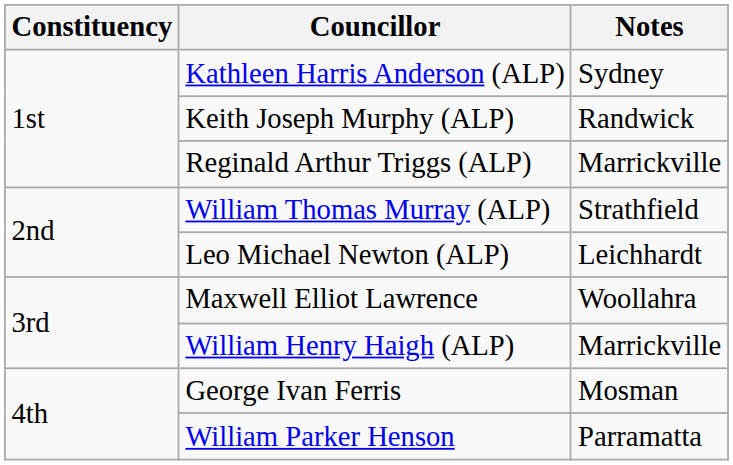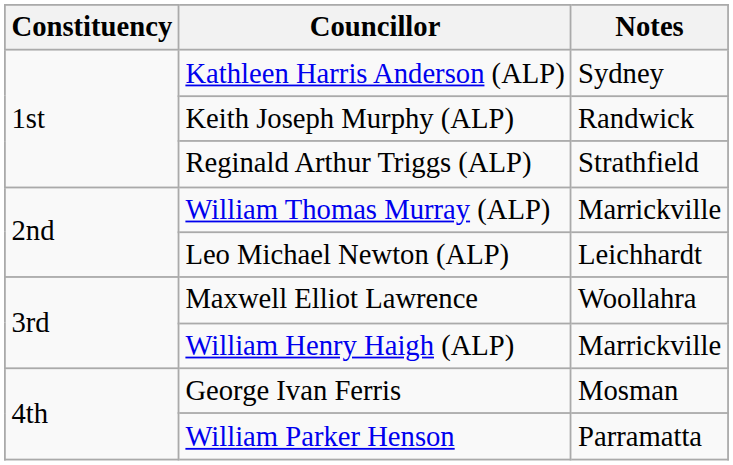(650, 163) Marrickville -> (638, 163) Strathfield
(638, 208) Strathfield -> (650, 208) Marrickville
